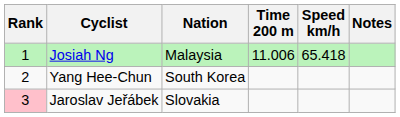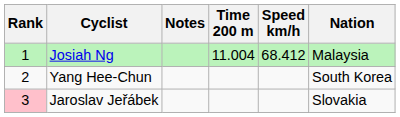columns swapped: (205, 24) <-> (372, 24)
(273, 54) 11.006 -> (233, 54) 11.004
(323, 54) 65.418 -> (283, 54) 68.412
